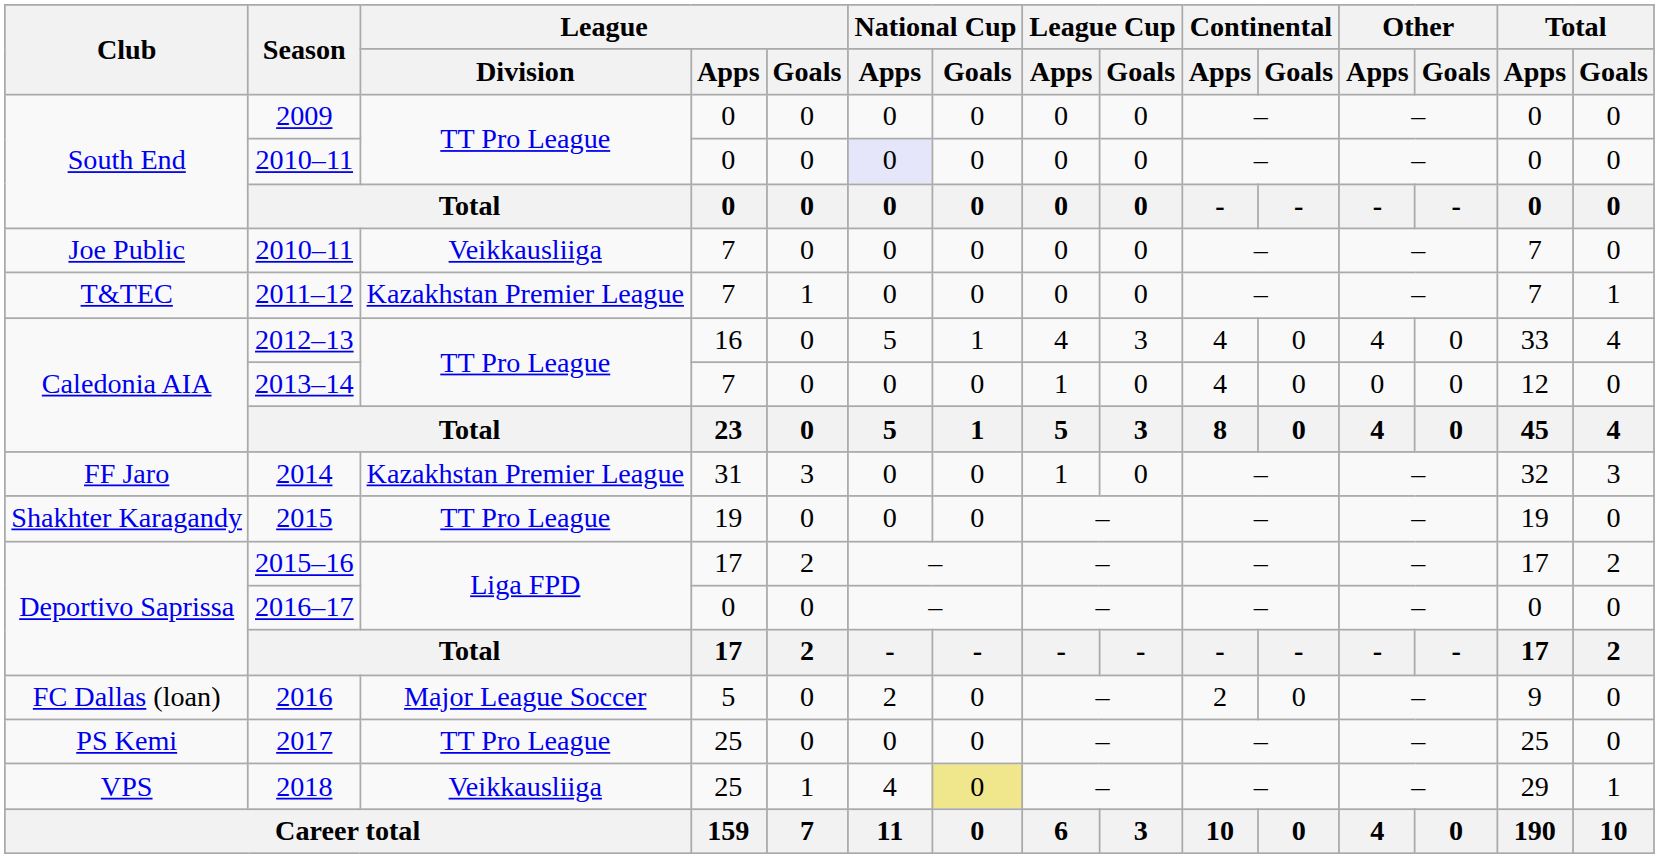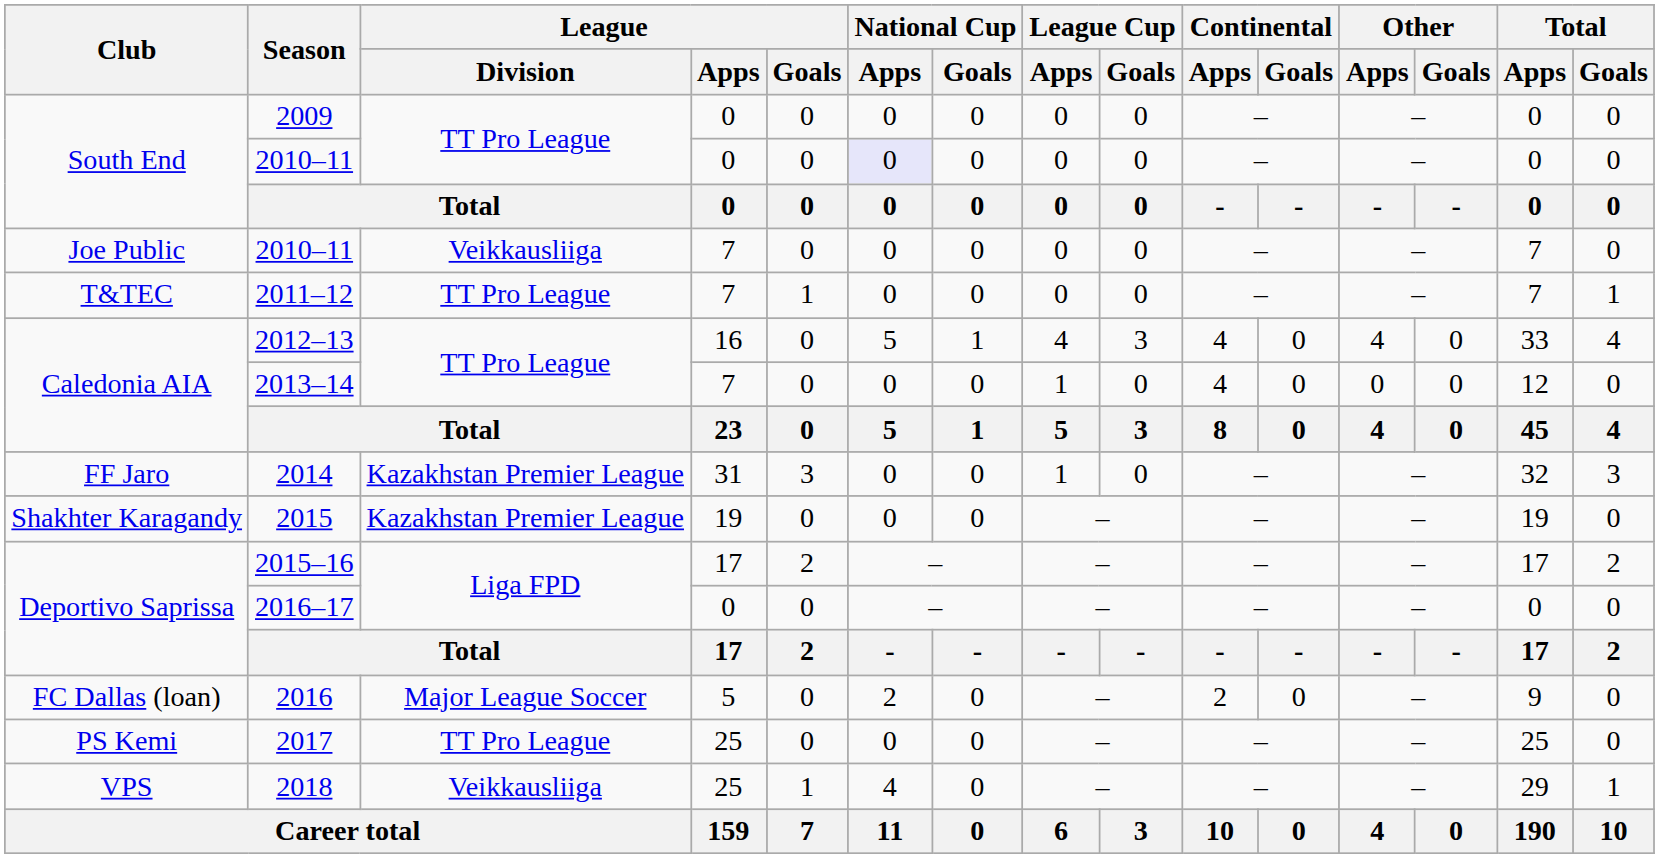(525, 294) Kazakhstan Premier League -> (525, 294) TT Pro League
(525, 518) TT Pro League -> (525, 518) Kazakhstan Premier League
(977, 786) khaki background -> (977, 786) no background
